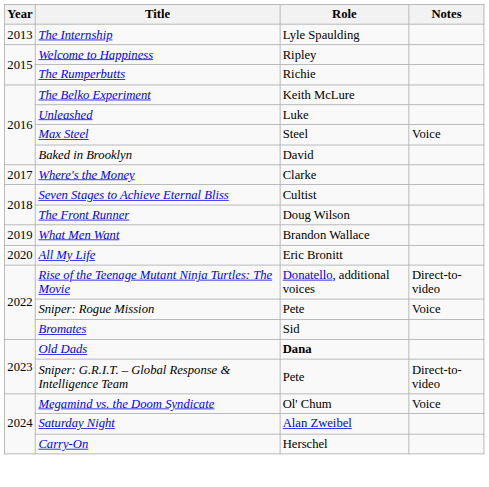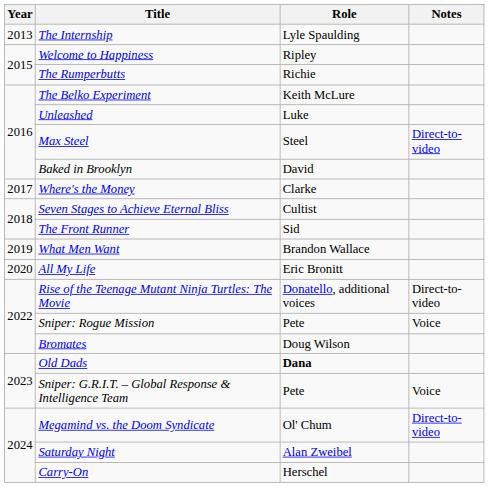(426, 134) Voice -> (437, 141) Direct-to-video
(316, 214) Doug Wilson -> (291, 229) Sid
(291, 329) Sid -> (316, 343) Doug Wilson
(437, 376) Direct-to-video -> (426, 390) Voice
(426, 403) Voice -> (437, 425) Direct-to-video
